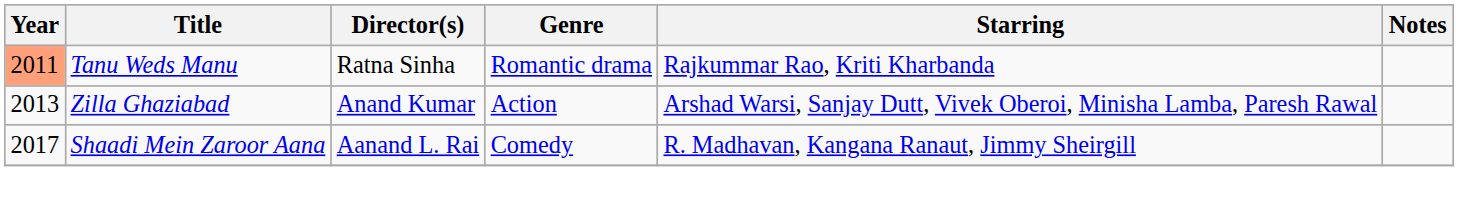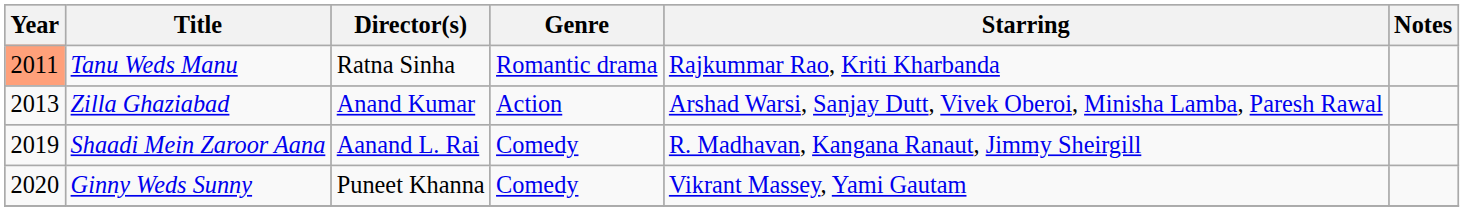(35, 145) 2017 -> (35, 145) 2019
+ row: (161, 185)
